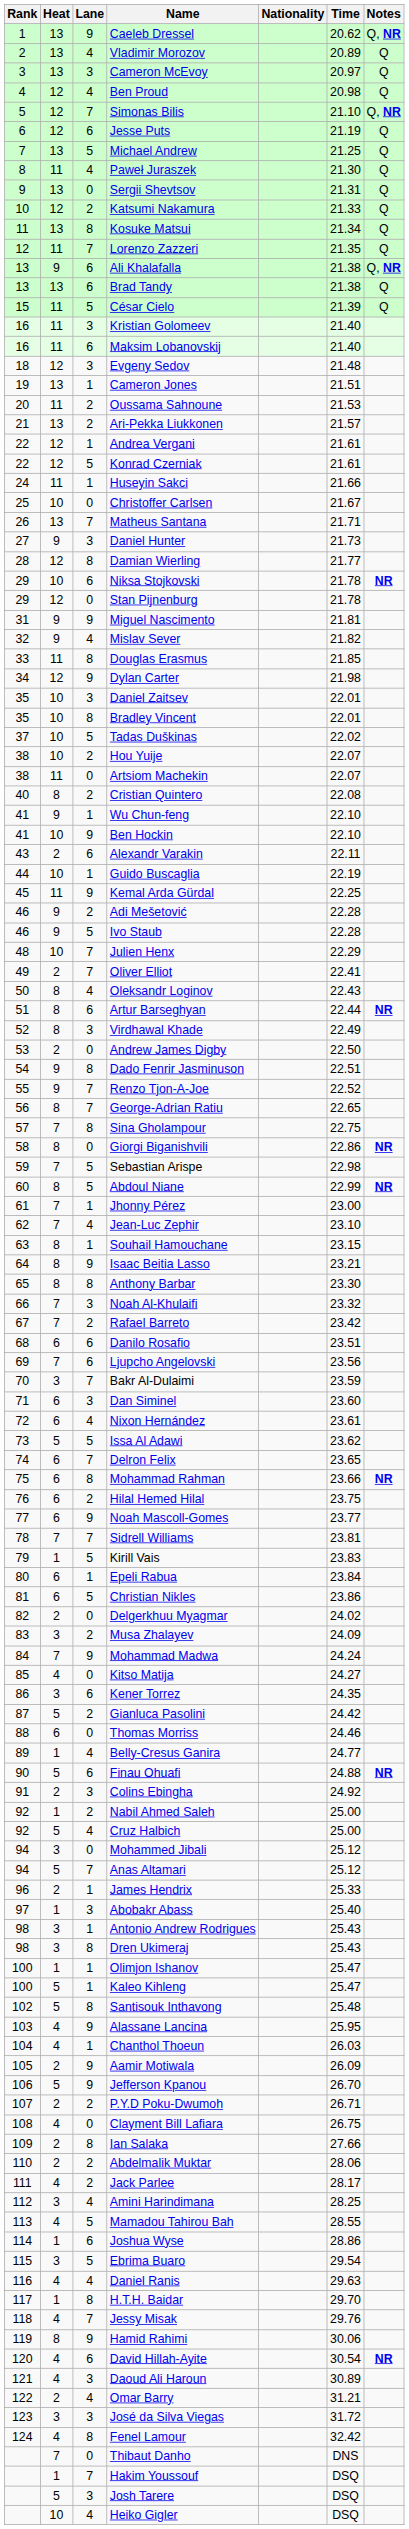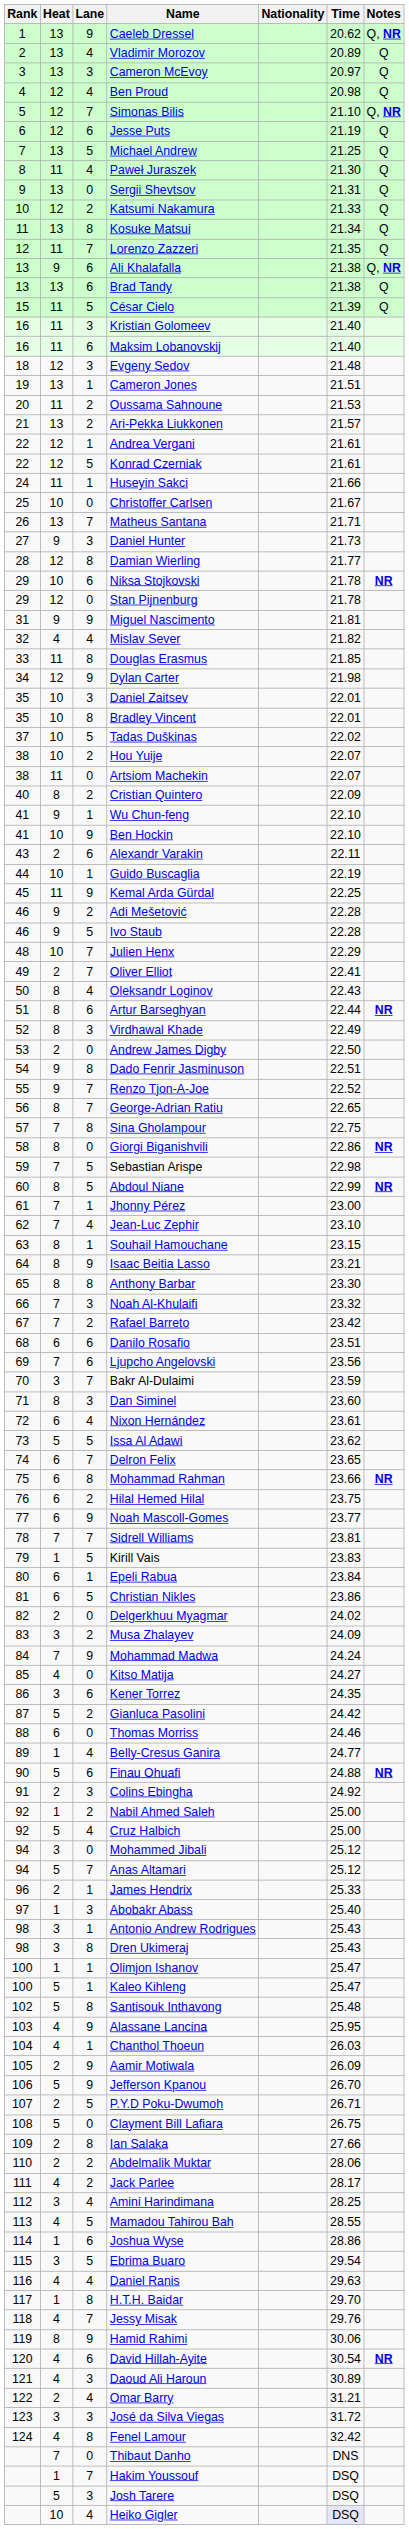(56, 639) 9 -> (56, 639) 4
(345, 795) 22.08 -> (345, 795) 22.09
(56, 1401) 6 -> (56, 1401) 8
(90, 2104) 2 -> (90, 2104) 5
(56, 2124) 4 -> (56, 2124) 5
(345, 2515) no background -> (345, 2515) lavender background
